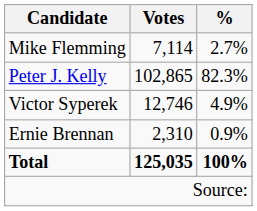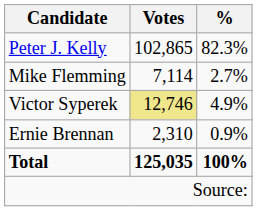rows swapped: (58, 76) <-> (67, 47)
(168, 104) no background -> (168, 104) khaki background
